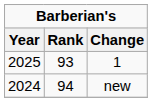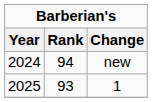rows swapped: (117, 86) <-> (117, 63)
